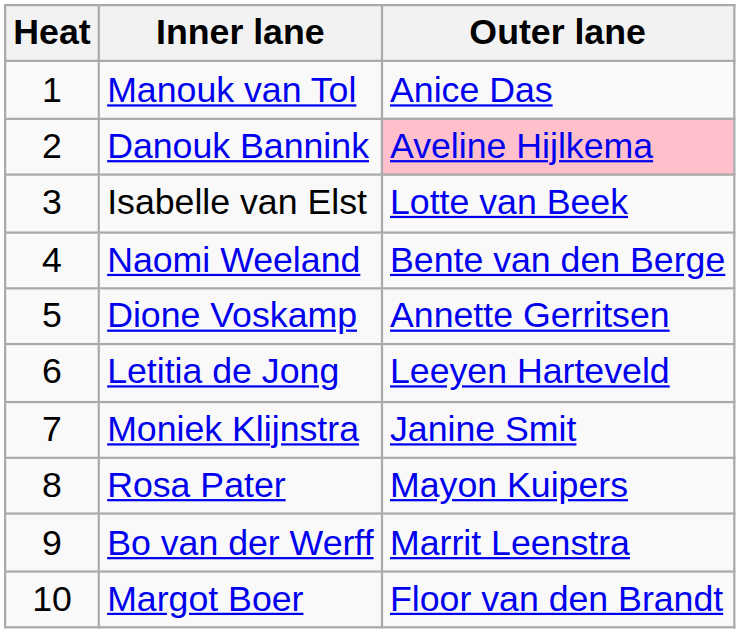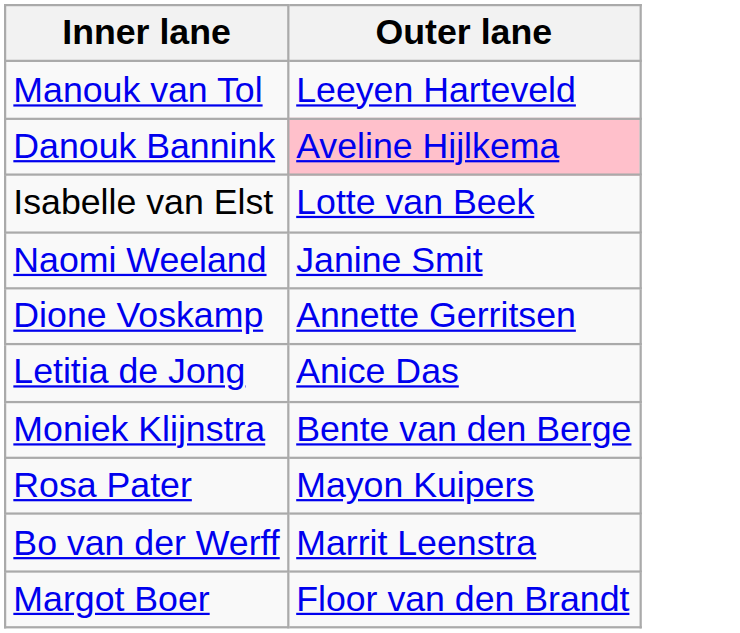- column: (52, 32)
(471, 89) Anice Das -> (436, 89) Leeyen Harteveld
(558, 259) Bente van den Berge -> (389, 259) Janine Smit
(530, 372) Leeyen Harteveld -> (378, 372) Anice Das
(483, 428) Janine Smit -> (464, 428) Bente van den Berge
